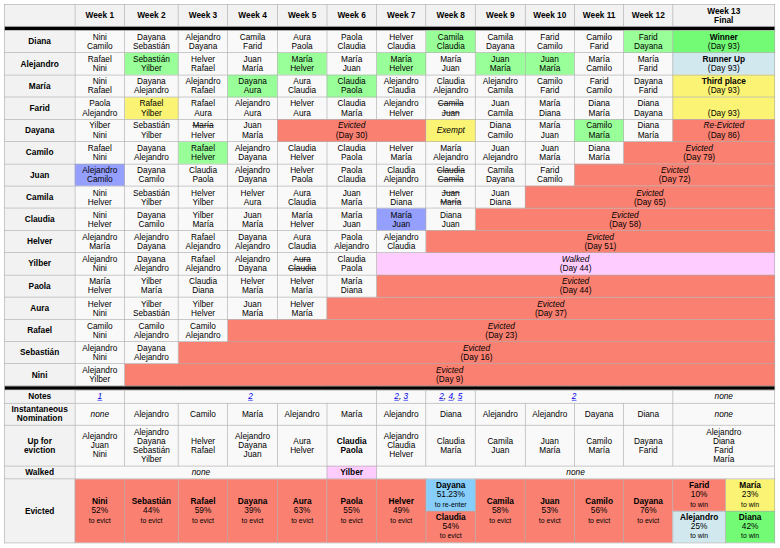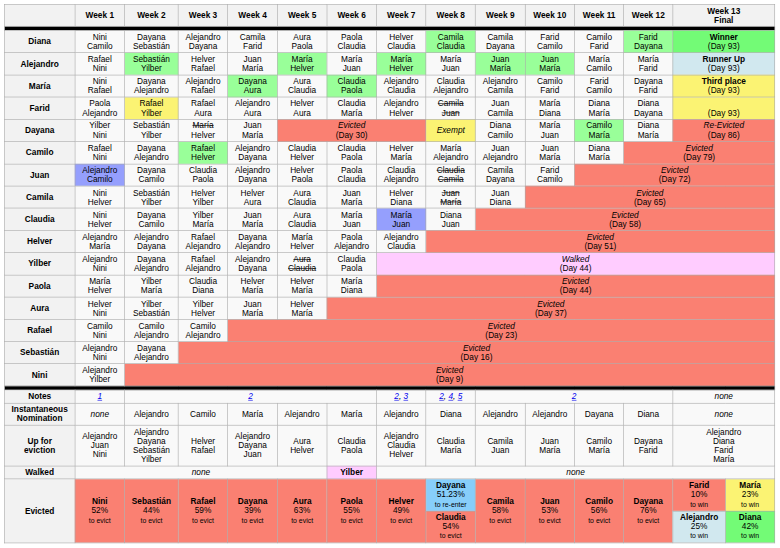(302, 219) María Helver -> (302, 219) Aura Claudia
(302, 241) Aura Claudia -> (302, 241) María Helver
(352, 445) bold -> (352, 445) normal
